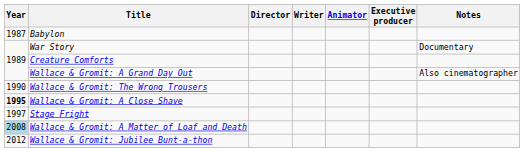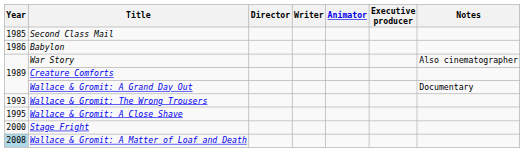+ row: (72, 34)
(16, 34) 1987 -> (16, 47) 1986
(446, 47) Documentary -> (469, 60) Also cinematographer
(469, 74) Also cinematographer -> (446, 87) Documentary
(16, 87) 1990 -> (16, 101) 1993
(16, 101) bold -> (16, 114) normal
(16, 114) 1997 -> (16, 127) 2000
- row: (121, 141)
